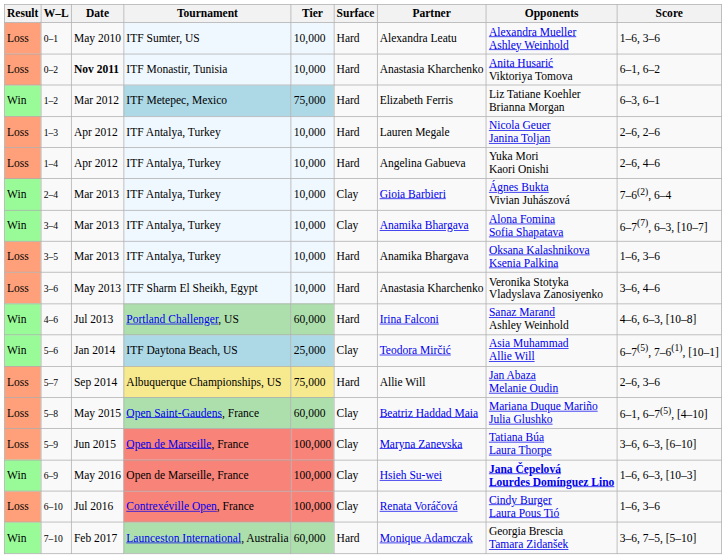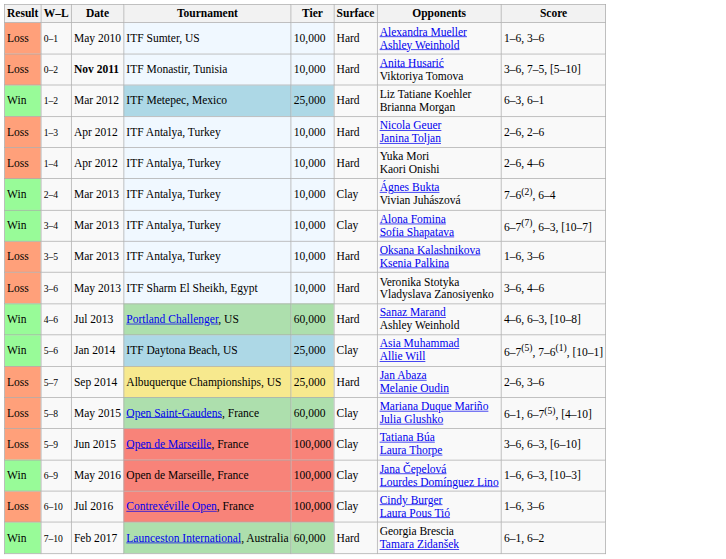- column: (432, 13)
(640, 69) 6–1, 6–2 -> (542, 69) 3–6, 7–5, [5–10]
(310, 100) 75,000 -> (310, 100) 25,000
(310, 381) 75,000 -> (310, 381) 25,000
(552, 475) bold -> (439, 475) normal
(658, 538) 3–6, 7–5, [5–10] -> (524, 538) 6–1, 6–2
